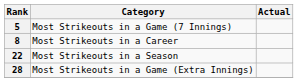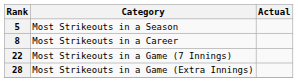(132, 26) Most Strikeouts in a Game (7 Innings) -> (105, 26) Most Strikeouts in a Season
(105, 56) Most Strikeouts in a Season -> (132, 56) Most Strikeouts in a Game (7 Innings)
